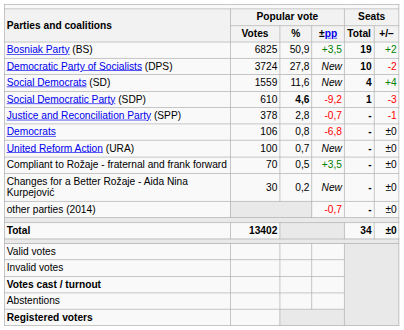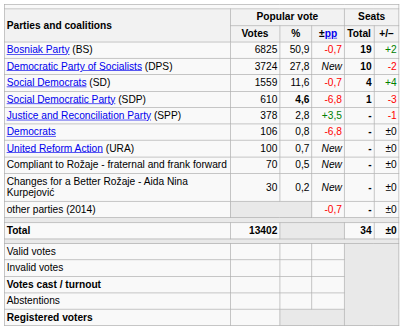(332, 49) +3,5 -> (333, 49) -0,7
(332, 82) New -> (333, 82) -0,7
(333, 99) -9,2 -> (333, 99) -6,8
(333, 115) -0,7 -> (332, 115) +3,5
(332, 164) +3,5 -> (332, 164) New
